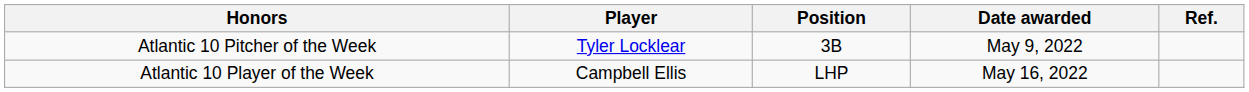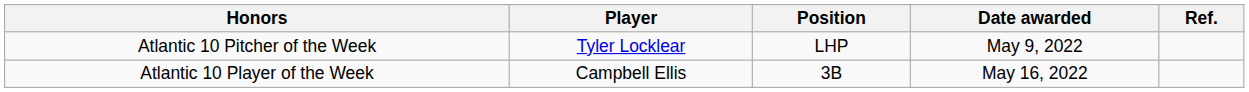(831, 45) 3B -> (831, 45) LHP
(831, 73) LHP -> (831, 73) 3B
